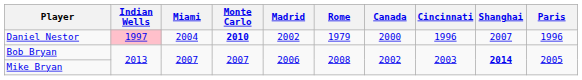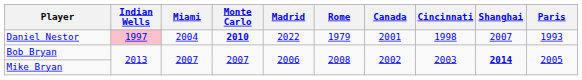(288, 38) 2002 -> (288, 38) 2022
(390, 38) 2000 -> (390, 38) 2001
(445, 38) 1996 -> (445, 38) 1998
(552, 38) 1996 -> (552, 38) 1993
